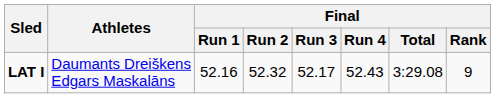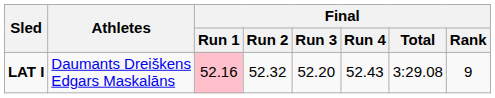(219, 72) no background -> (219, 72) pink background
(316, 72) 52.17 -> (316, 72) 52.20
